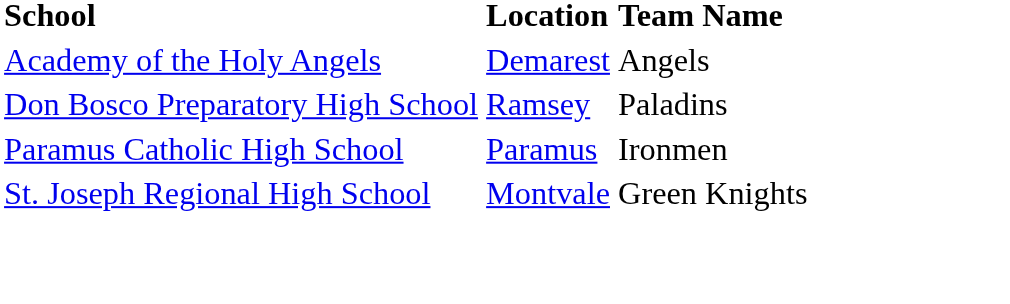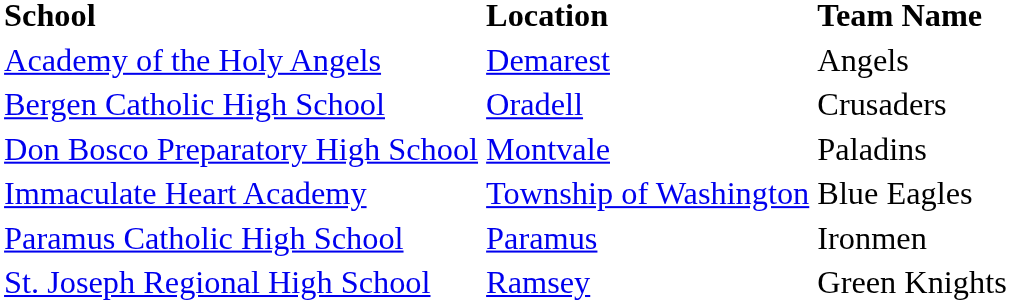+ row: (195, 104)
(538, 104) Ramsey -> (548, 149) Montvale
+ row: (185, 193)
(548, 193) Montvale -> (538, 282) Ramsey
